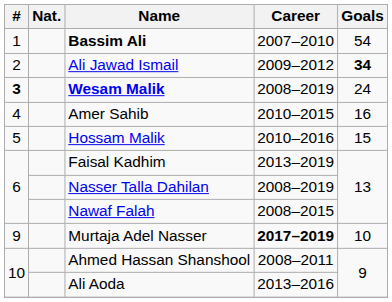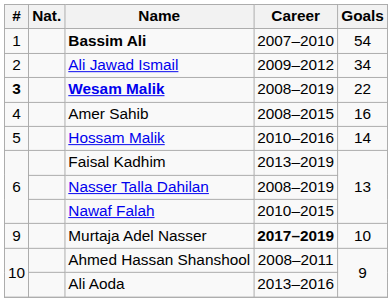(363, 65) bold -> (363, 65) normal
(363, 89) 24 -> (363, 89) 22
(296, 114) 2010–2015 -> (296, 114) 2008–2015
(363, 138) 15 -> (363, 138) 14
(296, 211) 2008–2015 -> (296, 211) 2010–2015
